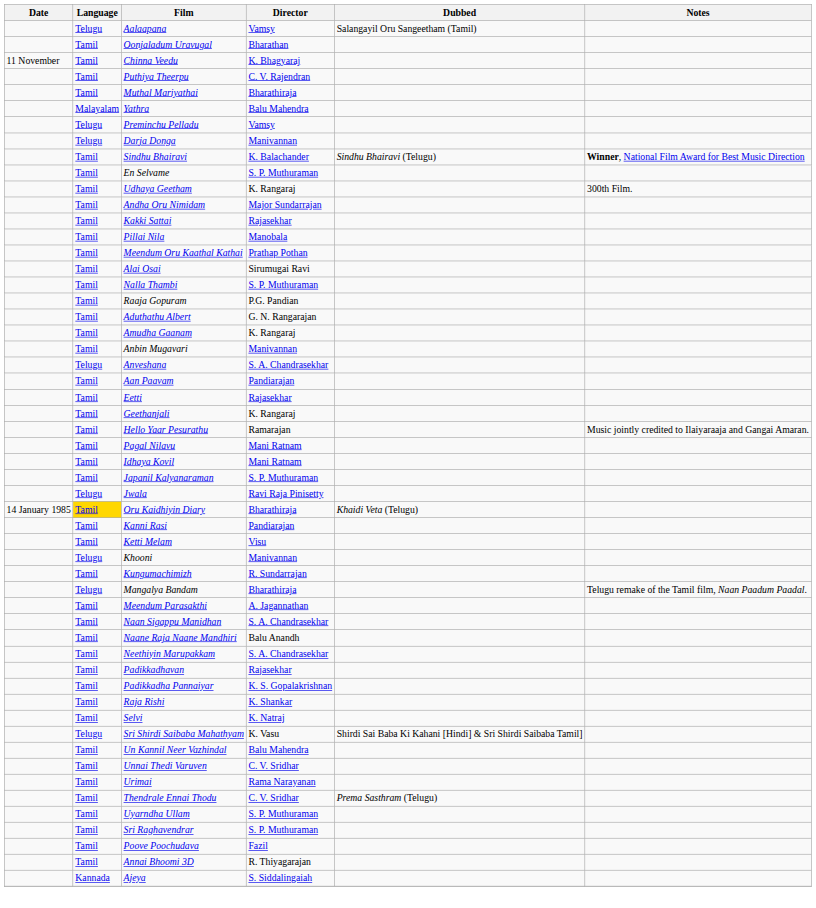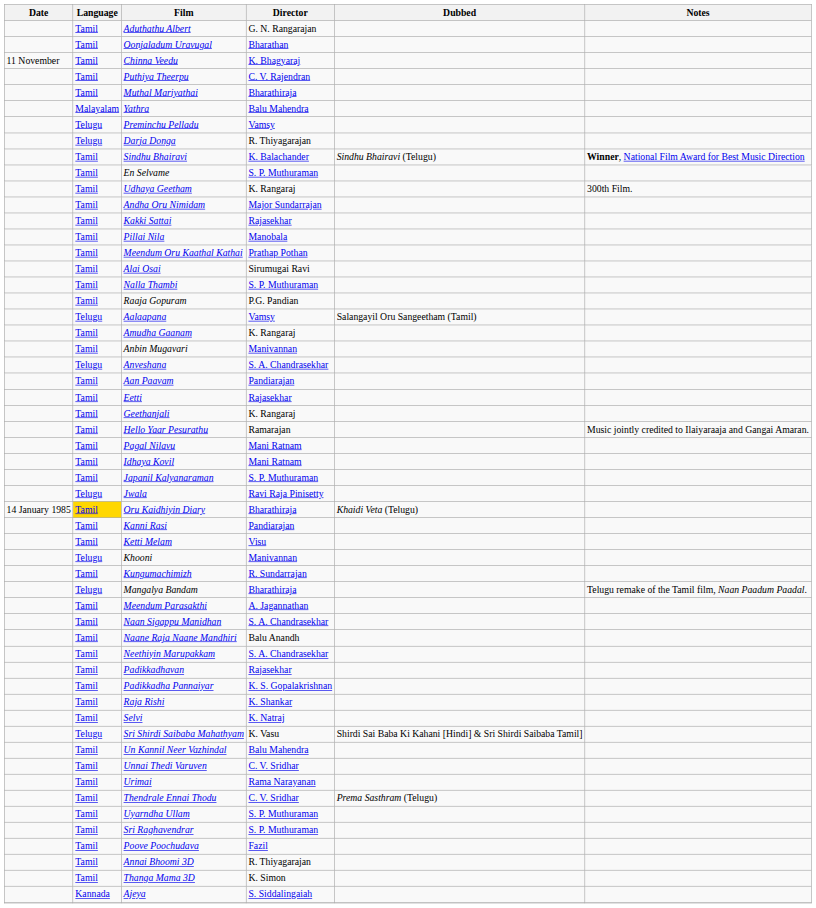rows swapped: (145, 28) <-> (157, 317)
(273, 141) Manivannan -> (280, 141) R. Thiyagarajan
+ row: (159, 878)
